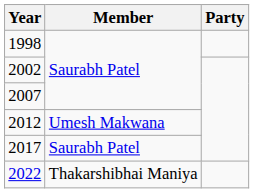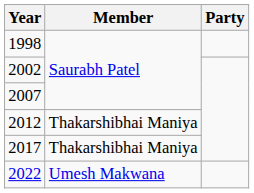(107, 122) Umesh Makwana -> (123, 122) Thakarshibhai Maniya
(94, 148) Saurabh Patel -> (123, 148) Thakarshibhai Maniya
(123, 174) Thakarshibhai Maniya -> (107, 174) Umesh Makwana
